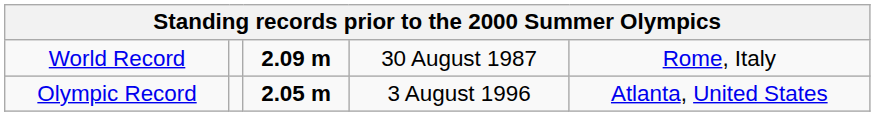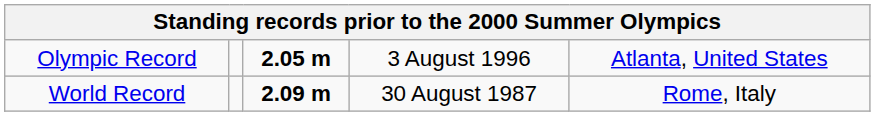rows swapped: (117, 57) <-> (117, 93)
